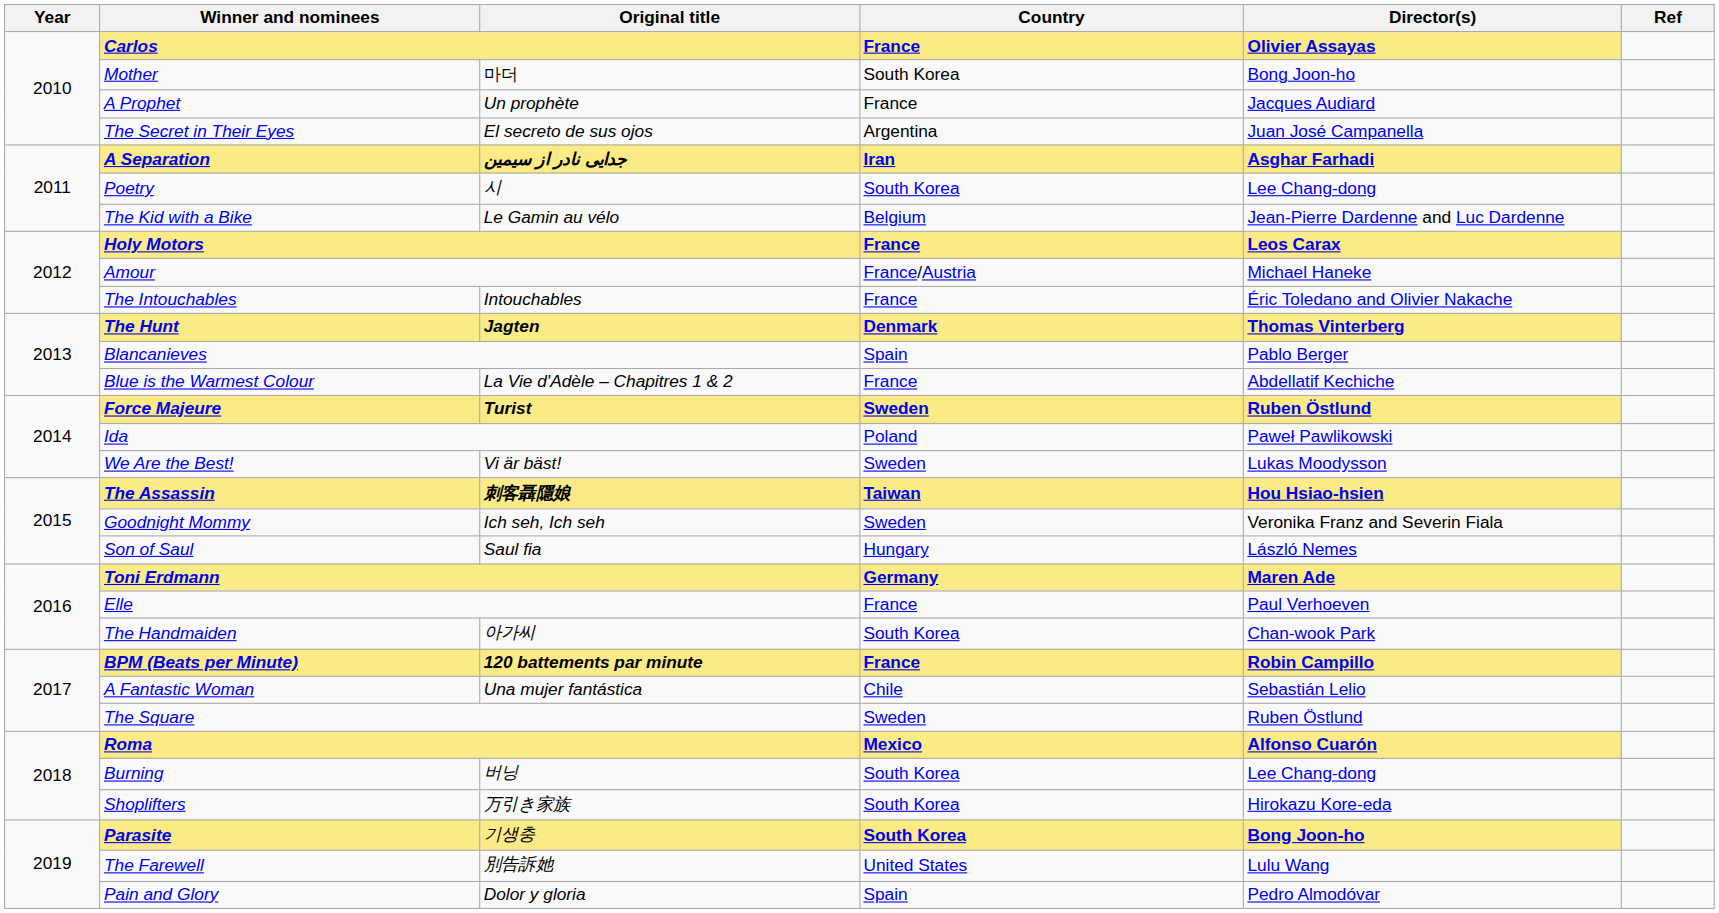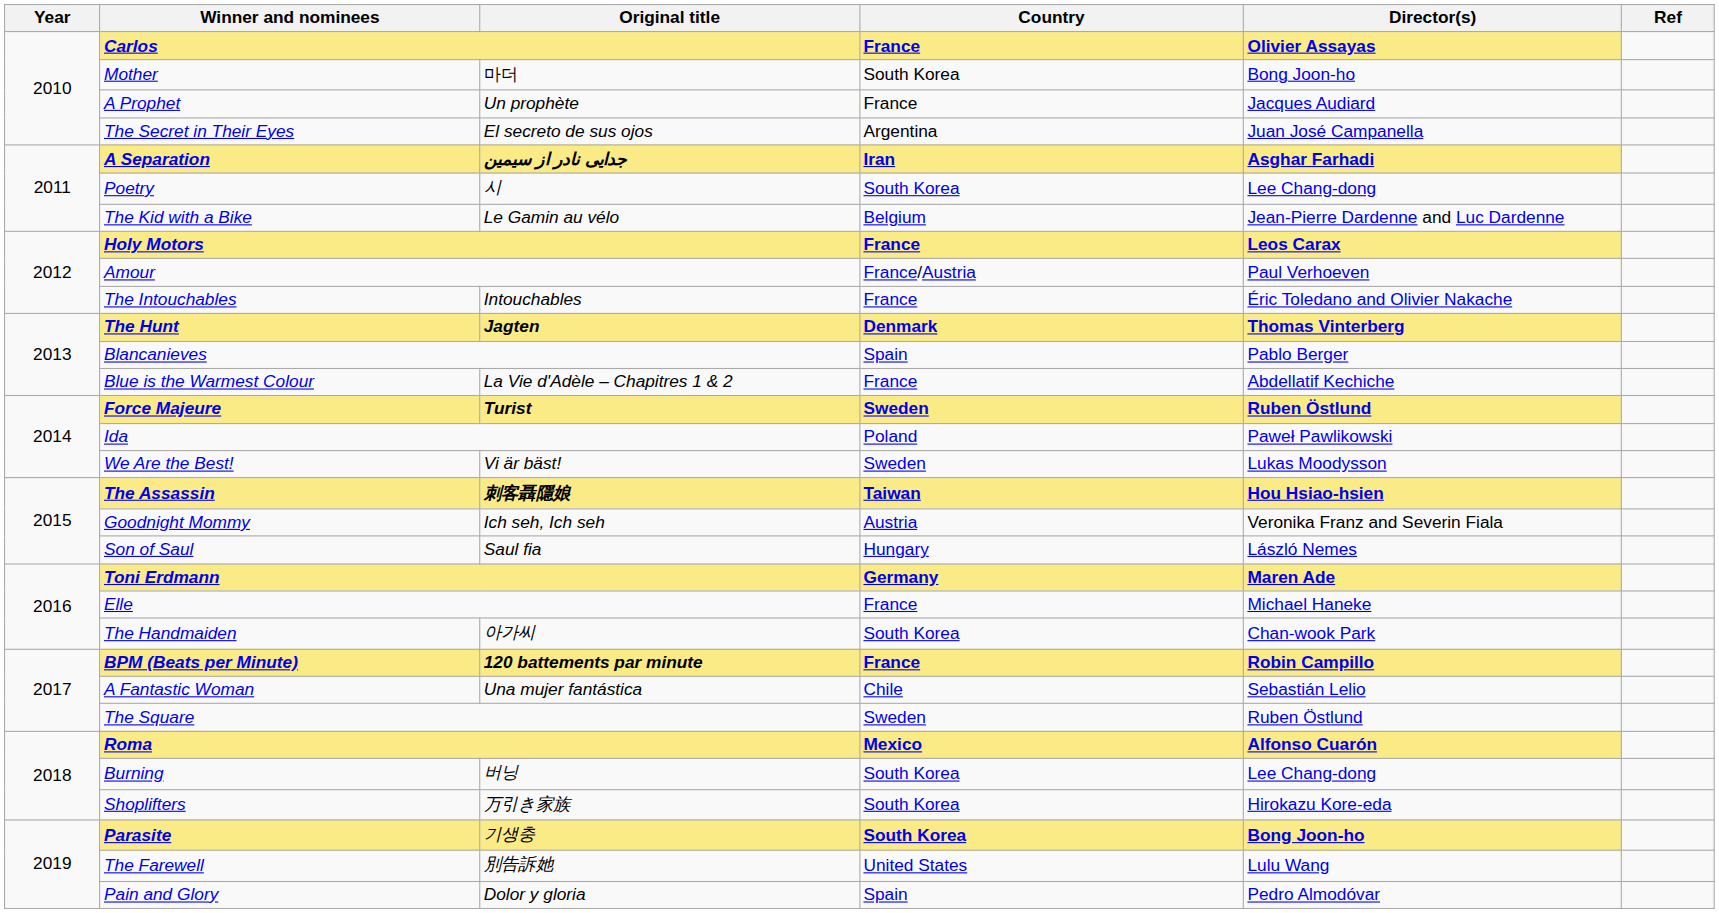(1309, 272) Michael Haneke -> (1308, 272) Paul Verhoeven
(895, 522) Sweden -> (890, 522) Austria
(1308, 604) Paul Verhoeven -> (1309, 604) Michael Haneke
